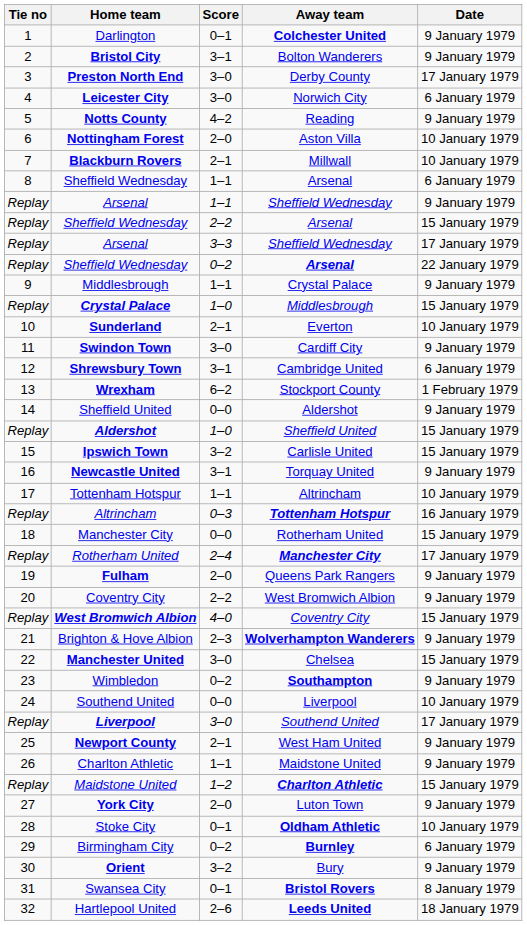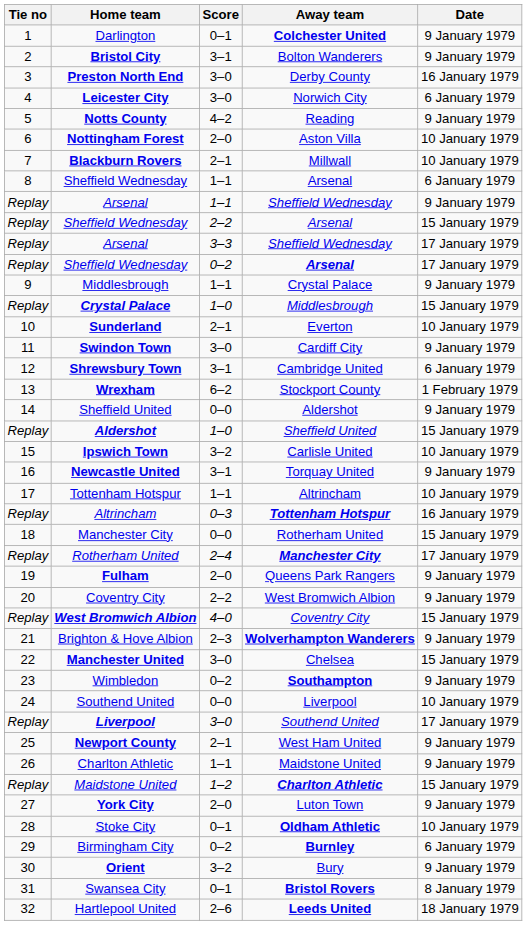(470, 77) 17 January 1979 -> (470, 77) 16 January 1979
(470, 264) 22 January 1979 -> (470, 264) 17 January 1979
(470, 451) 15 January 1979 -> (470, 451) 10 January 1979
